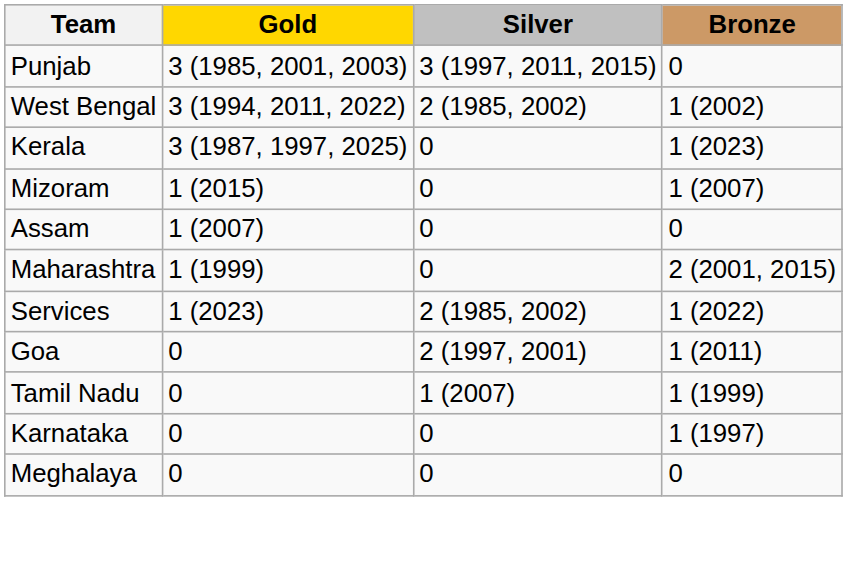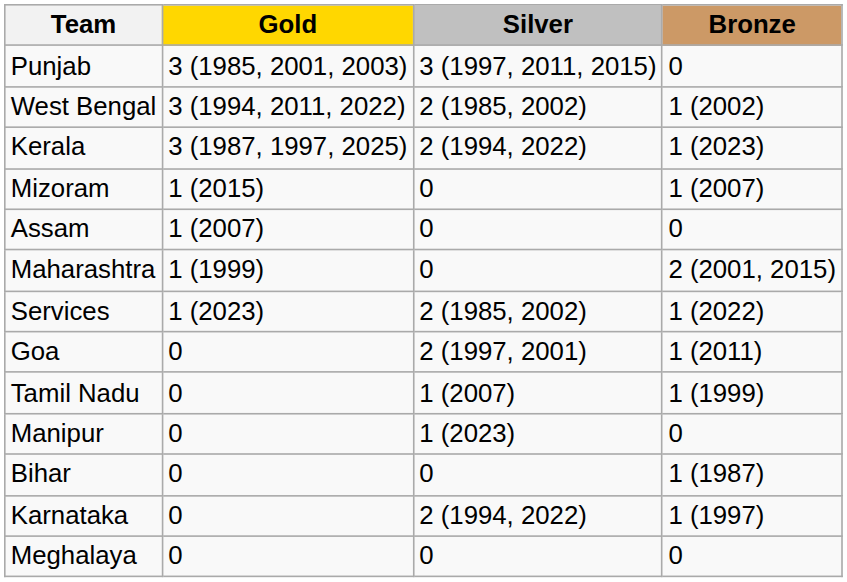(426, 147) 0 -> (503, 147) 2 (1994, 2022)
+ row: (57, 433)
+ row: (41, 474)
(426, 433) 0 -> (503, 515) 2 (1994, 2022)
